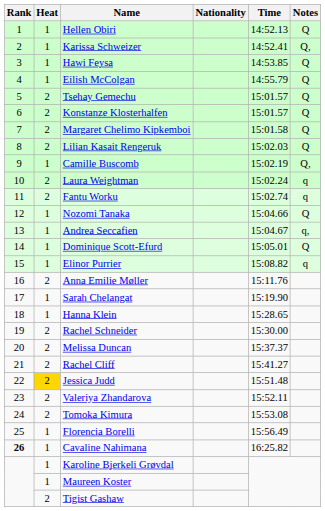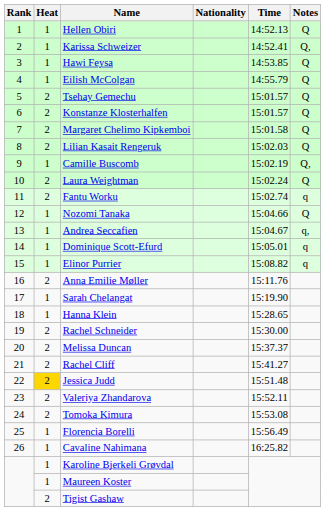(305, 180) q -> (305, 180) Q
(305, 247) Q -> (305, 247) q
(19, 448) bold -> (19, 448) normal
